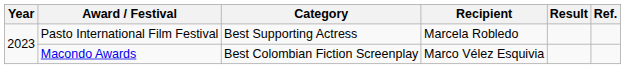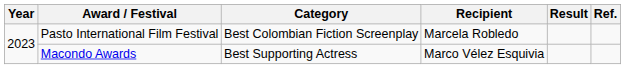(291, 34) Best Supporting Actress -> (321, 34) Best Colombian Fiction Screenplay
(321, 53) Best Colombian Fiction Screenplay -> (291, 53) Best Supporting Actress
